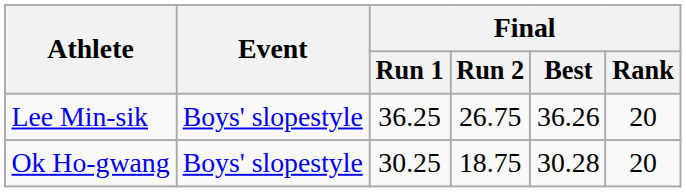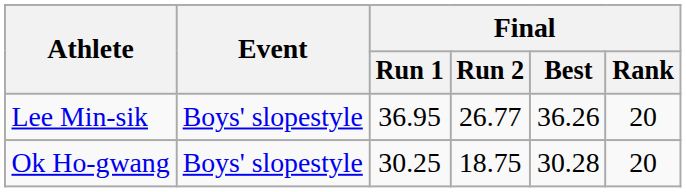(410, 117) 36.25 -> (410, 117) 36.95
(490, 117) 26.75 -> (490, 117) 26.77
